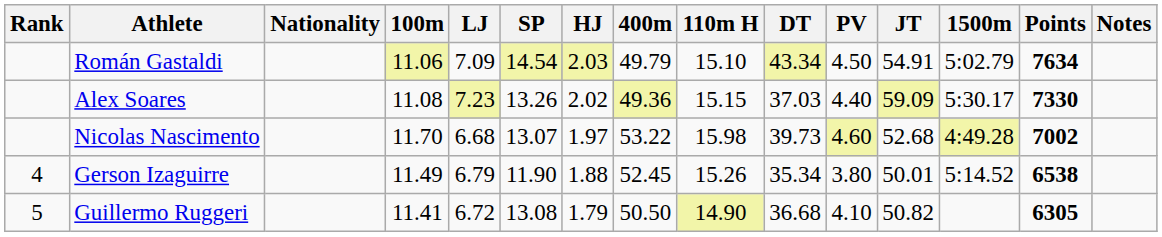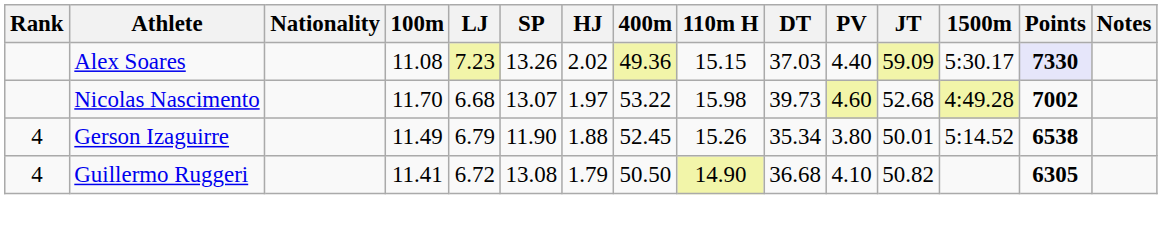- row: (149, 61)
(1055, 99) no background -> (1055, 61) lavender background
(37, 212) 5 -> (37, 174) 4
